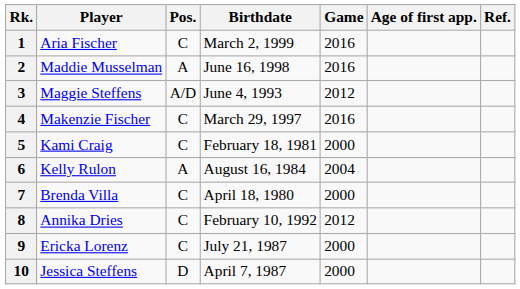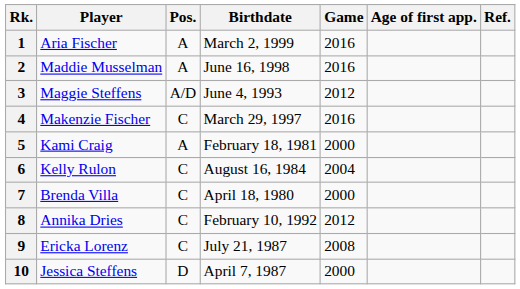(183, 43) C -> (183, 43) A
(183, 144) C -> (183, 144) A
(183, 170) A -> (183, 170) C
(340, 246) 2000 -> (340, 246) 2008
